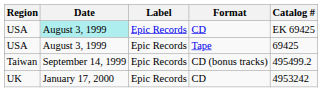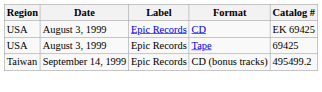(75, 29) paleturquoise background -> (75, 29) no background
- row: (14, 78)
